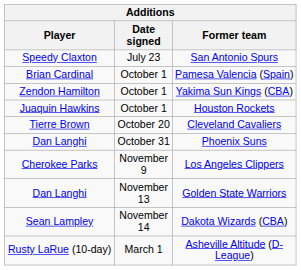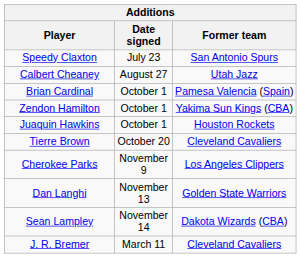+ row: (60, 74)
- row: (60, 141)
- row: (60, 250)
+ row: (60, 244)
